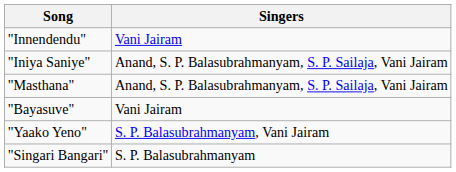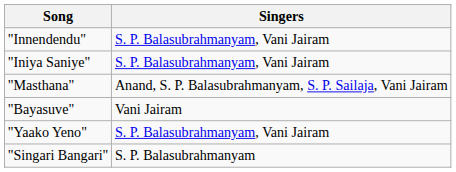(148, 39) Vani Jairam -> (222, 39) S. P. Balasubrahmanyam, Vani Jairam
(281, 62) Anand, S. P. Balasubrahmanyam, S. P. Sailaja, Vani Jairam -> (222, 62) S. P. Balasubrahmanyam, Vani Jairam
